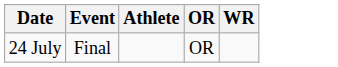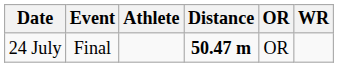+ column: (221, 18)
